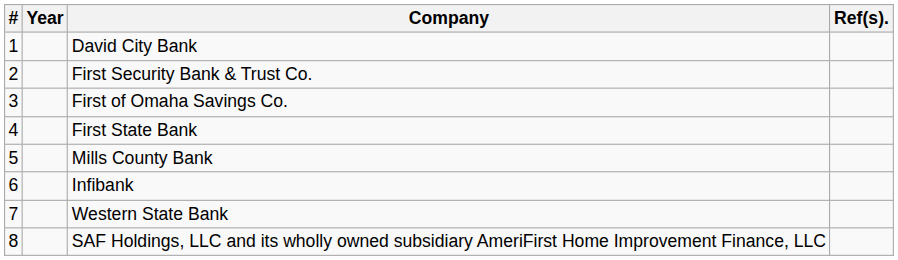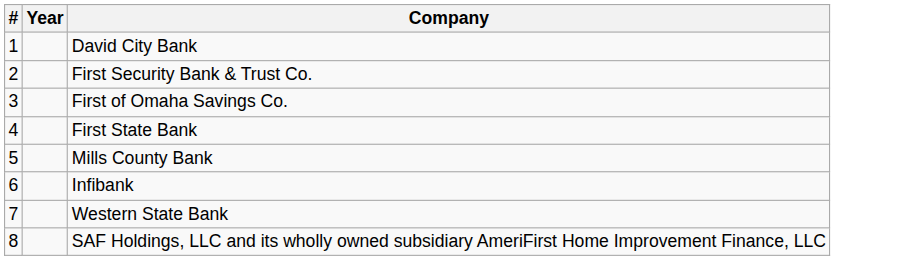- column: (862, 18)
